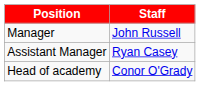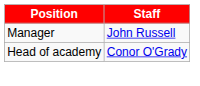- row: (57, 52)
